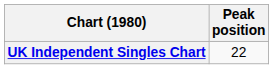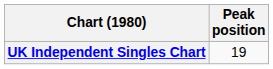(239, 52) 22 -> (239, 52) 19
